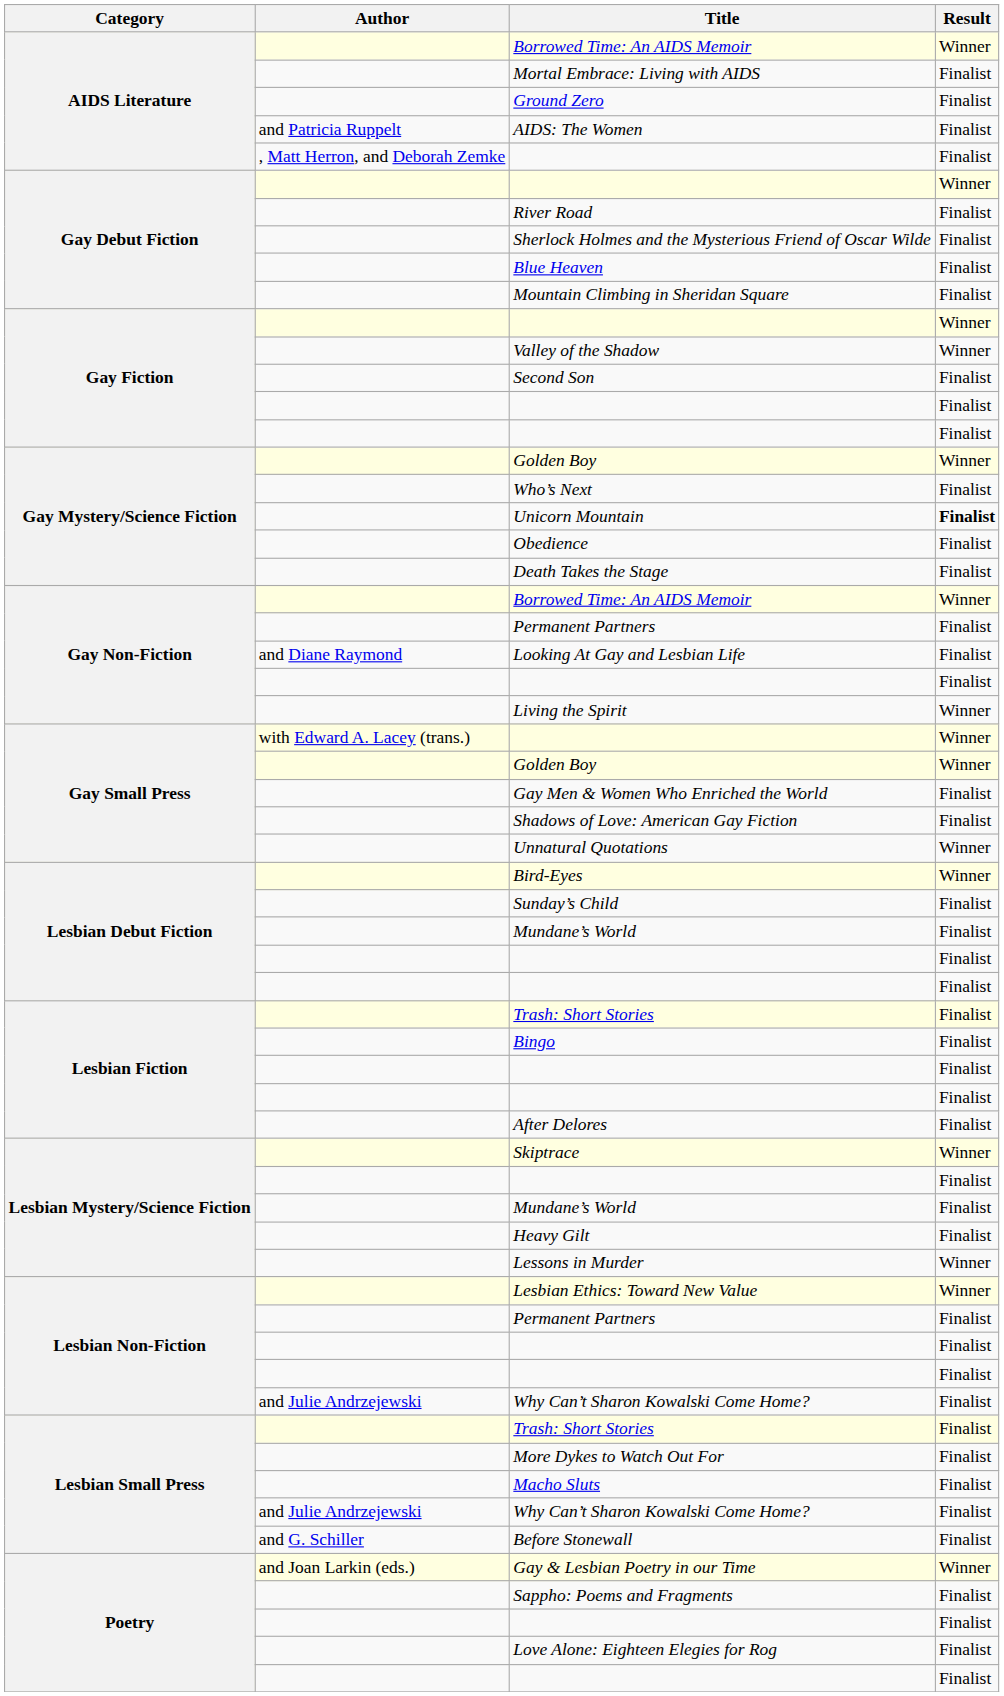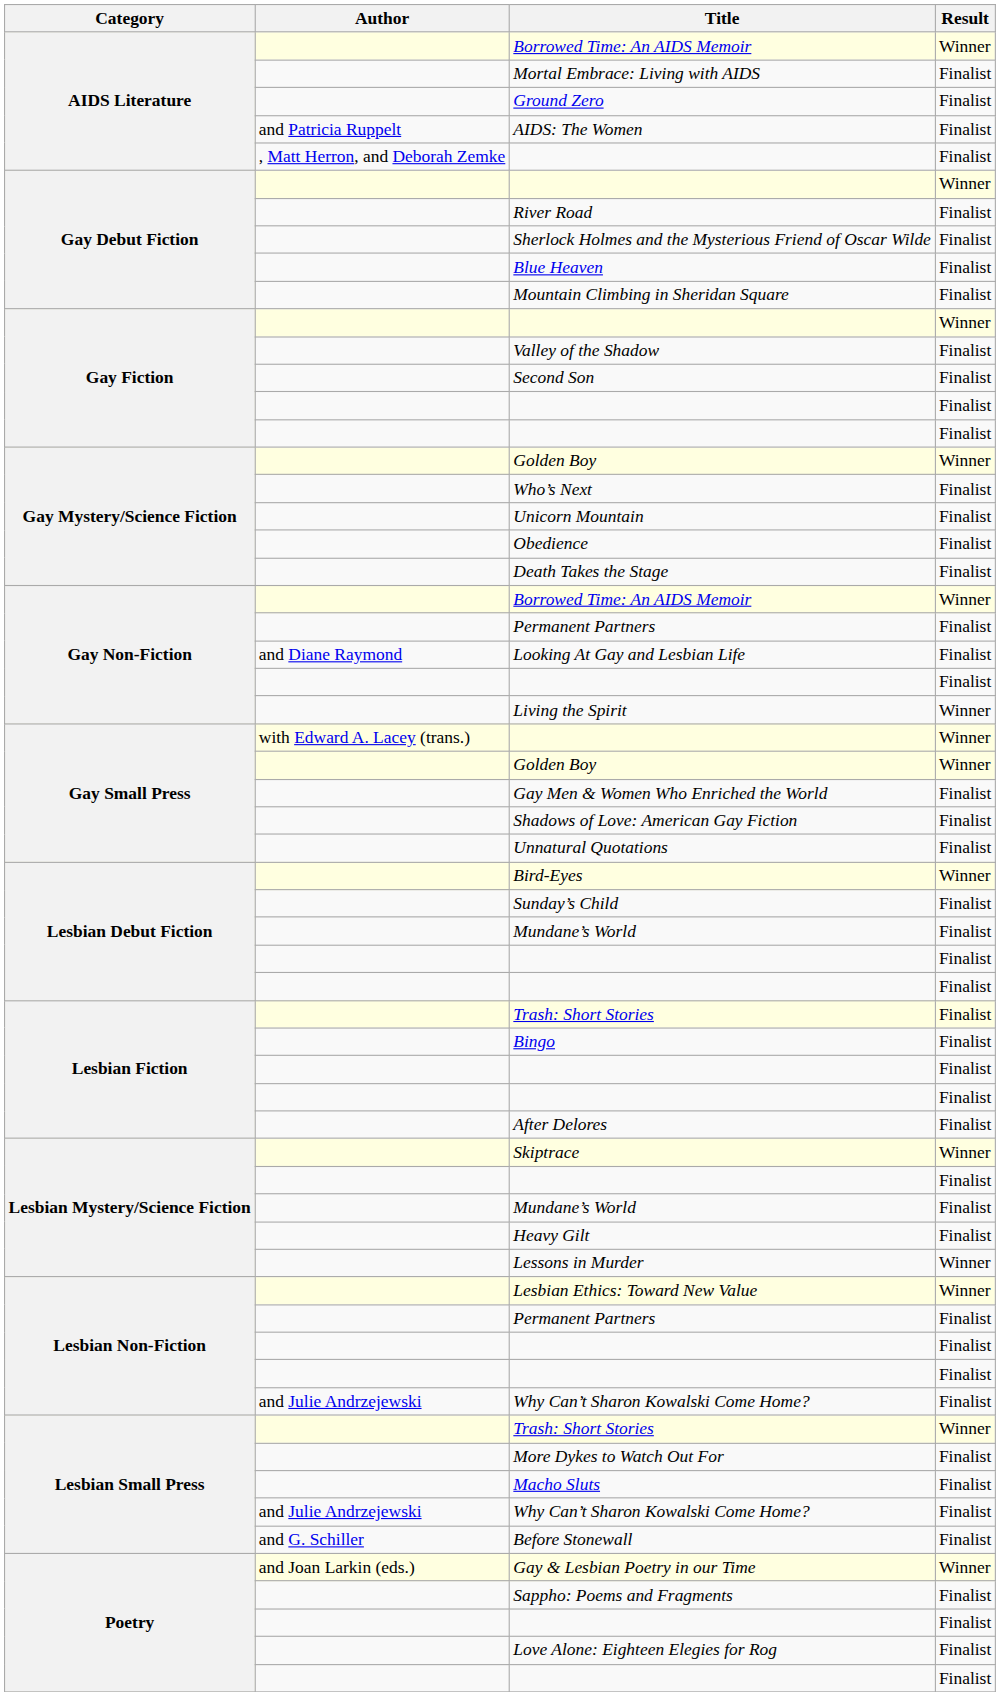(965, 350) Winner -> (965, 350) Finalist
(967, 516) bold -> (965, 516) normal
(965, 848) Winner -> (965, 848) Finalist
(965, 1428) Finalist -> (965, 1428) Winner
